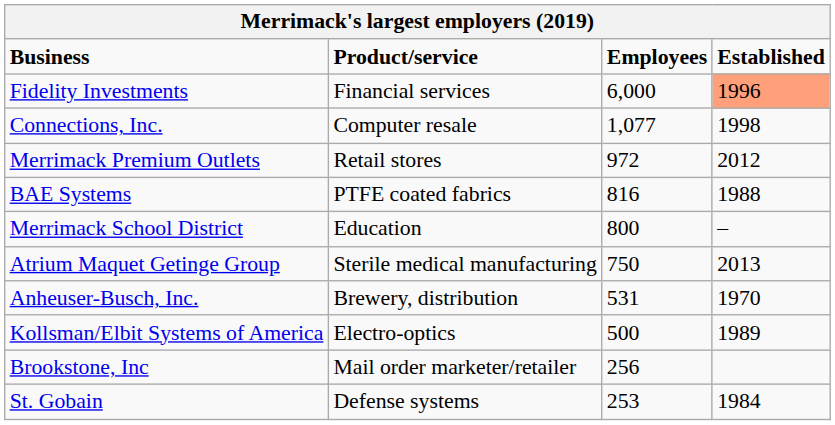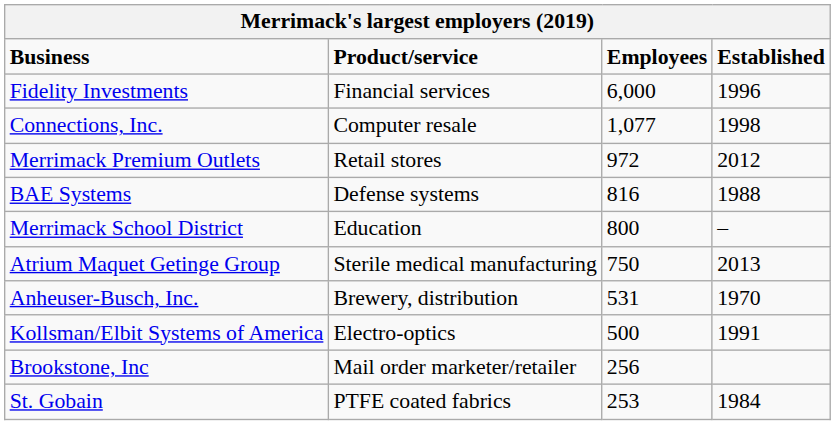(739, 90) lightsalmon background -> (739, 90) no background
(422, 194) PTFE coated fabrics -> (406, 194) Defense systems
(739, 332) 1989 -> (739, 332) 1991
(406, 401) Defense systems -> (422, 401) PTFE coated fabrics
